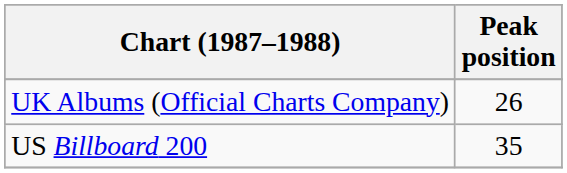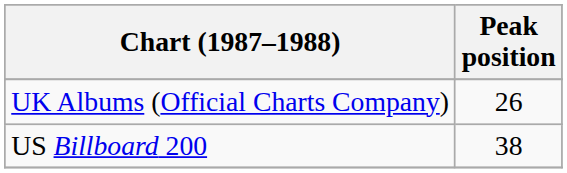(509, 145) 35 -> (509, 145) 38
